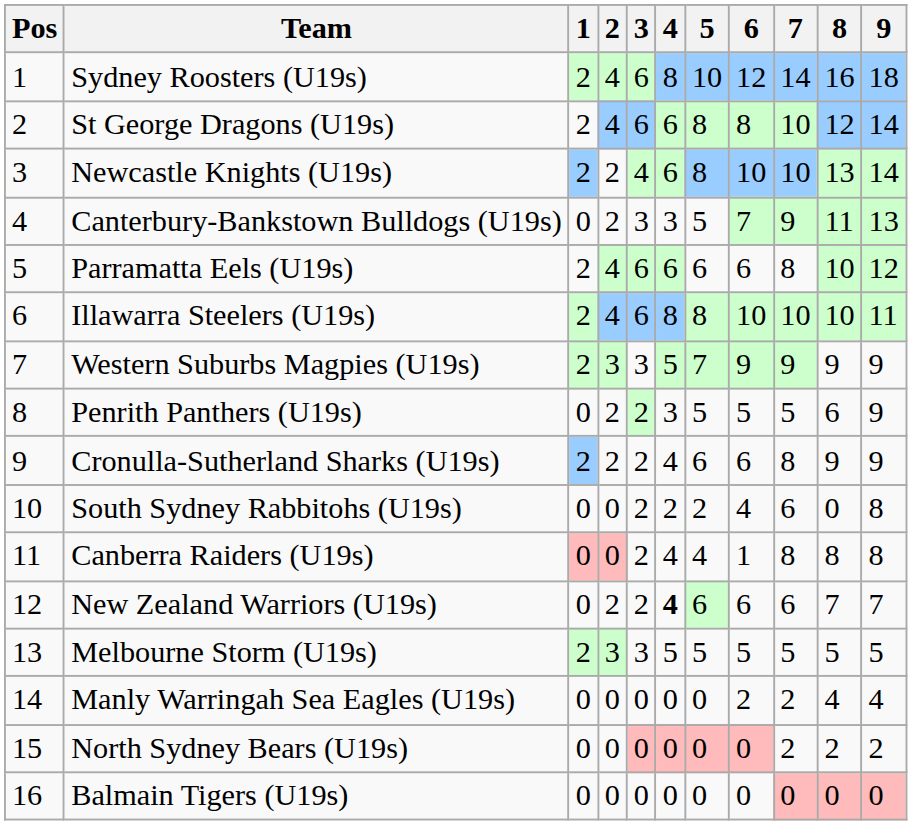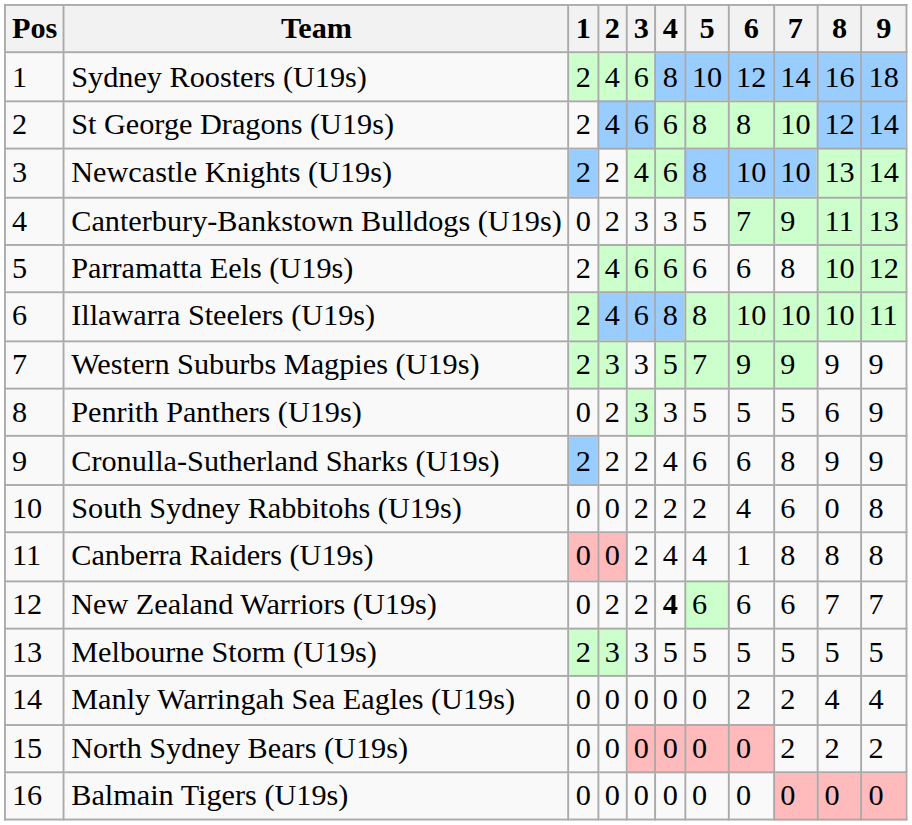(641, 412) 2 -> (641, 412) 3
